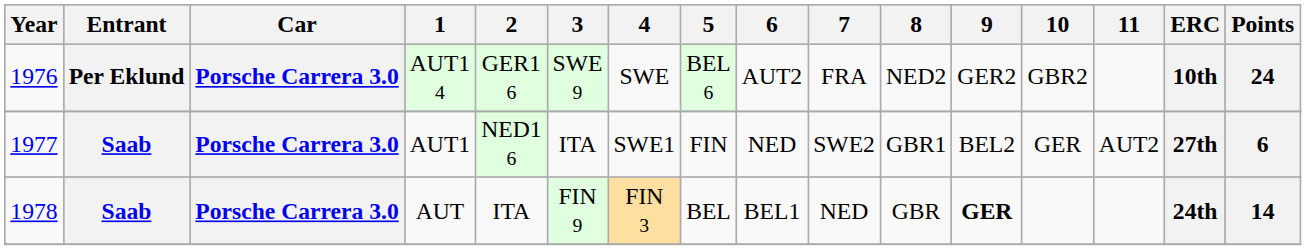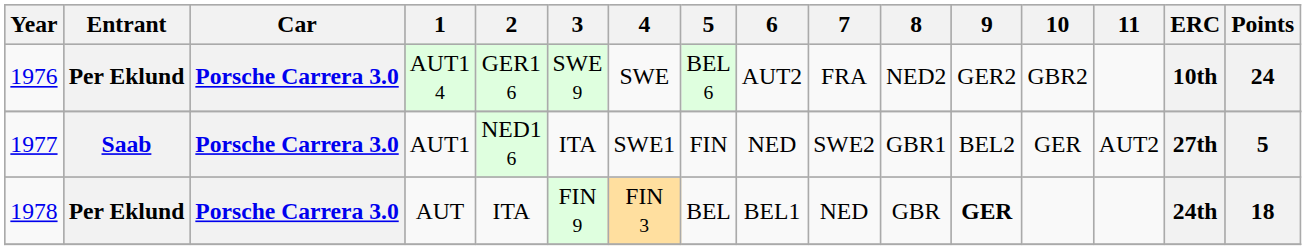(1263, 144) 6 -> (1263, 144) 5
(126, 210) Saab -> (126, 210) Per Eklund
(1263, 210) 14 -> (1263, 210) 18
